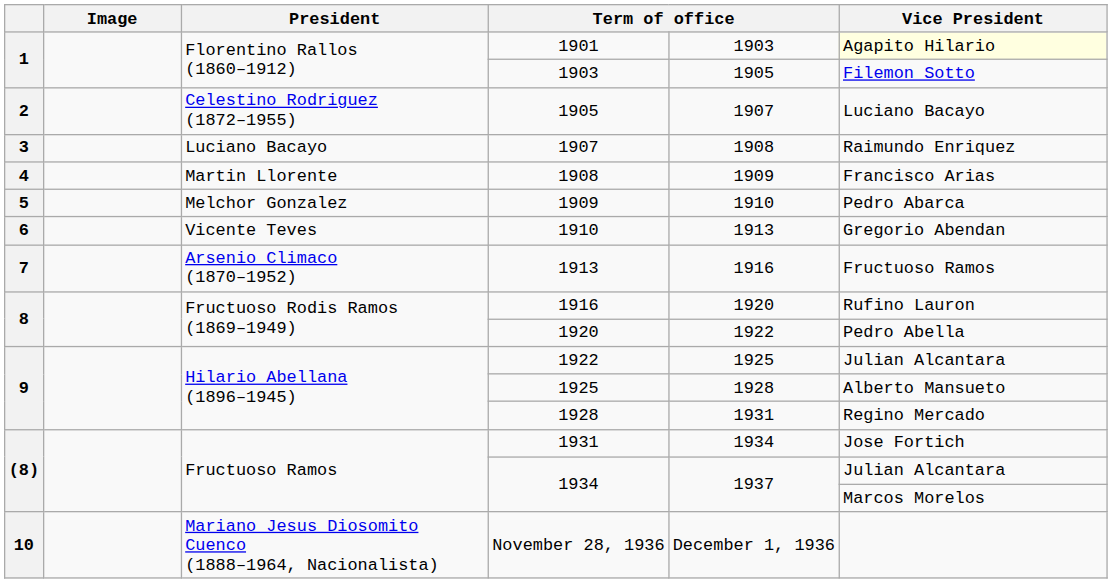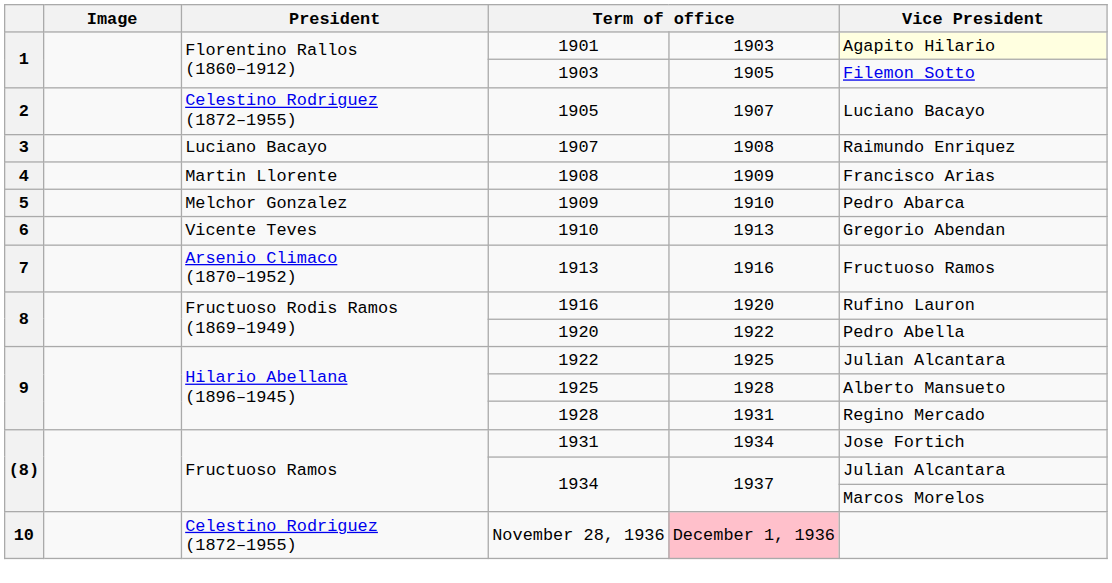(312, 545) Mariano Jesus Diosomito Cuenco (1888–1964, Nacionalista) -> (282, 535) Celestino Rodriguez (1872–1955)
(754, 545) no background -> (754, 535) pink background
